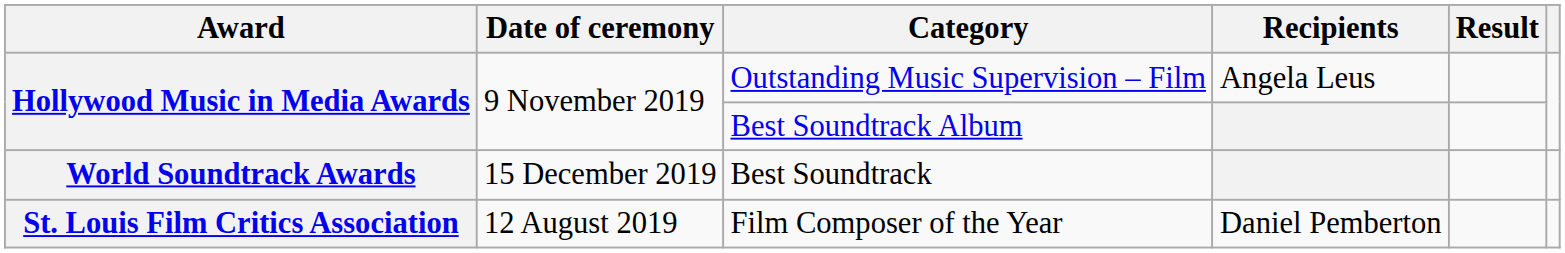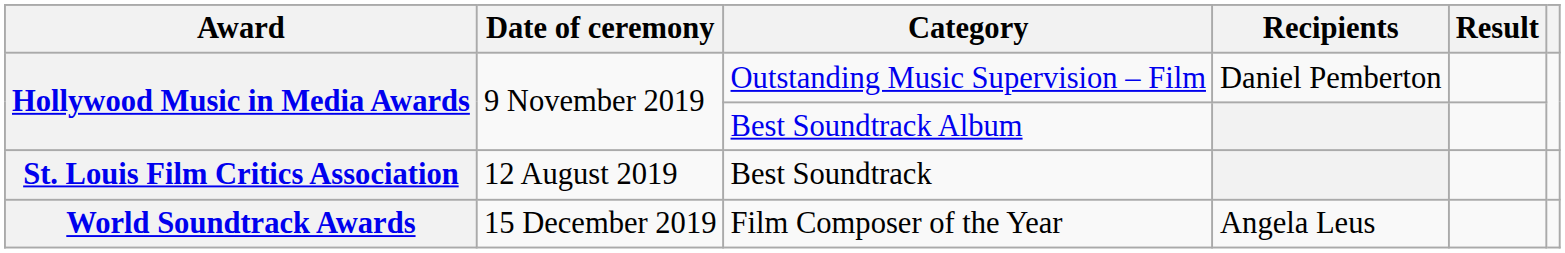(1298, 77) Angela Leus -> (1331, 77) Daniel Pemberton
(241, 174) World Soundtrack Awards -> (241, 174) St. Louis Film Critics Association
(600, 174) 15 December 2019 -> (581, 174) 12 August 2019
(241, 222) St. Louis Film Critics Association -> (241, 222) World Soundtrack Awards
(581, 222) 12 August 2019 -> (600, 222) 15 December 2019
(1331, 222) Daniel Pemberton -> (1298, 222) Angela Leus
